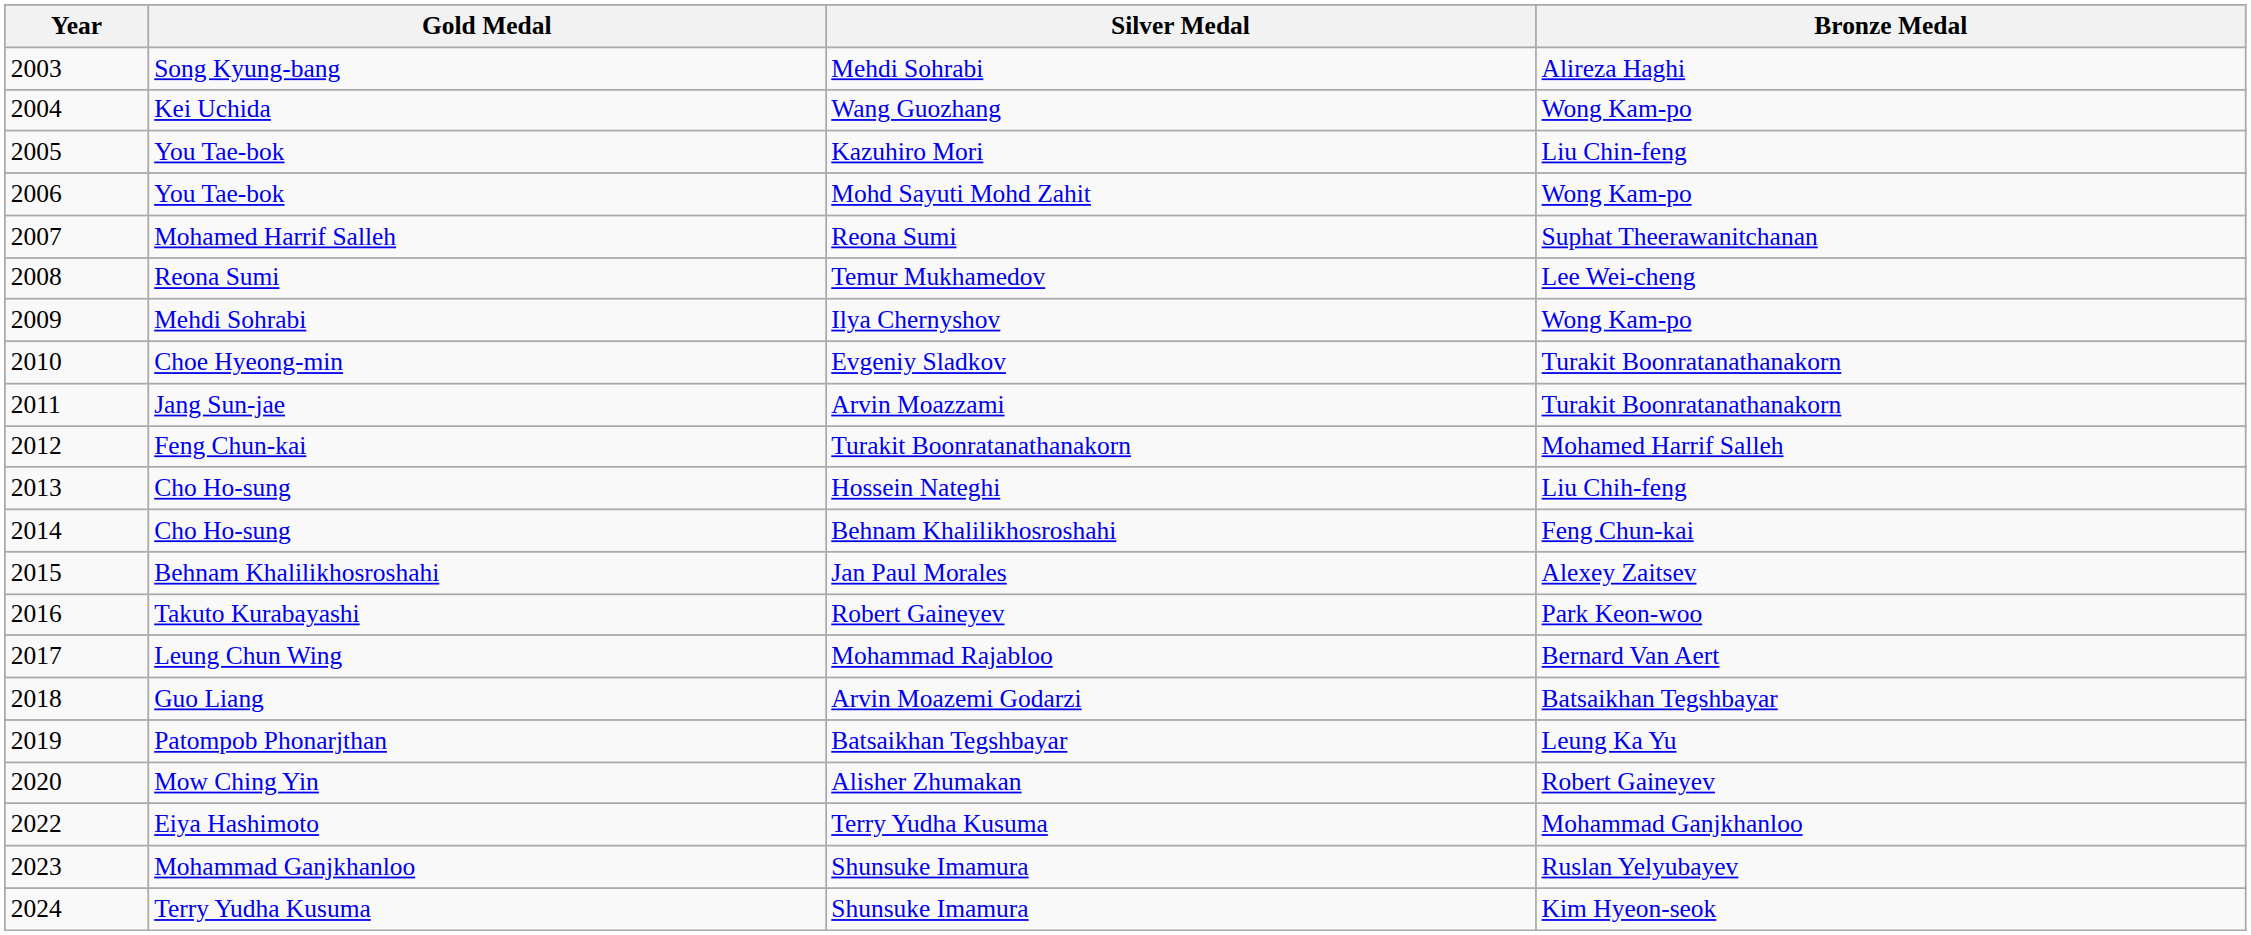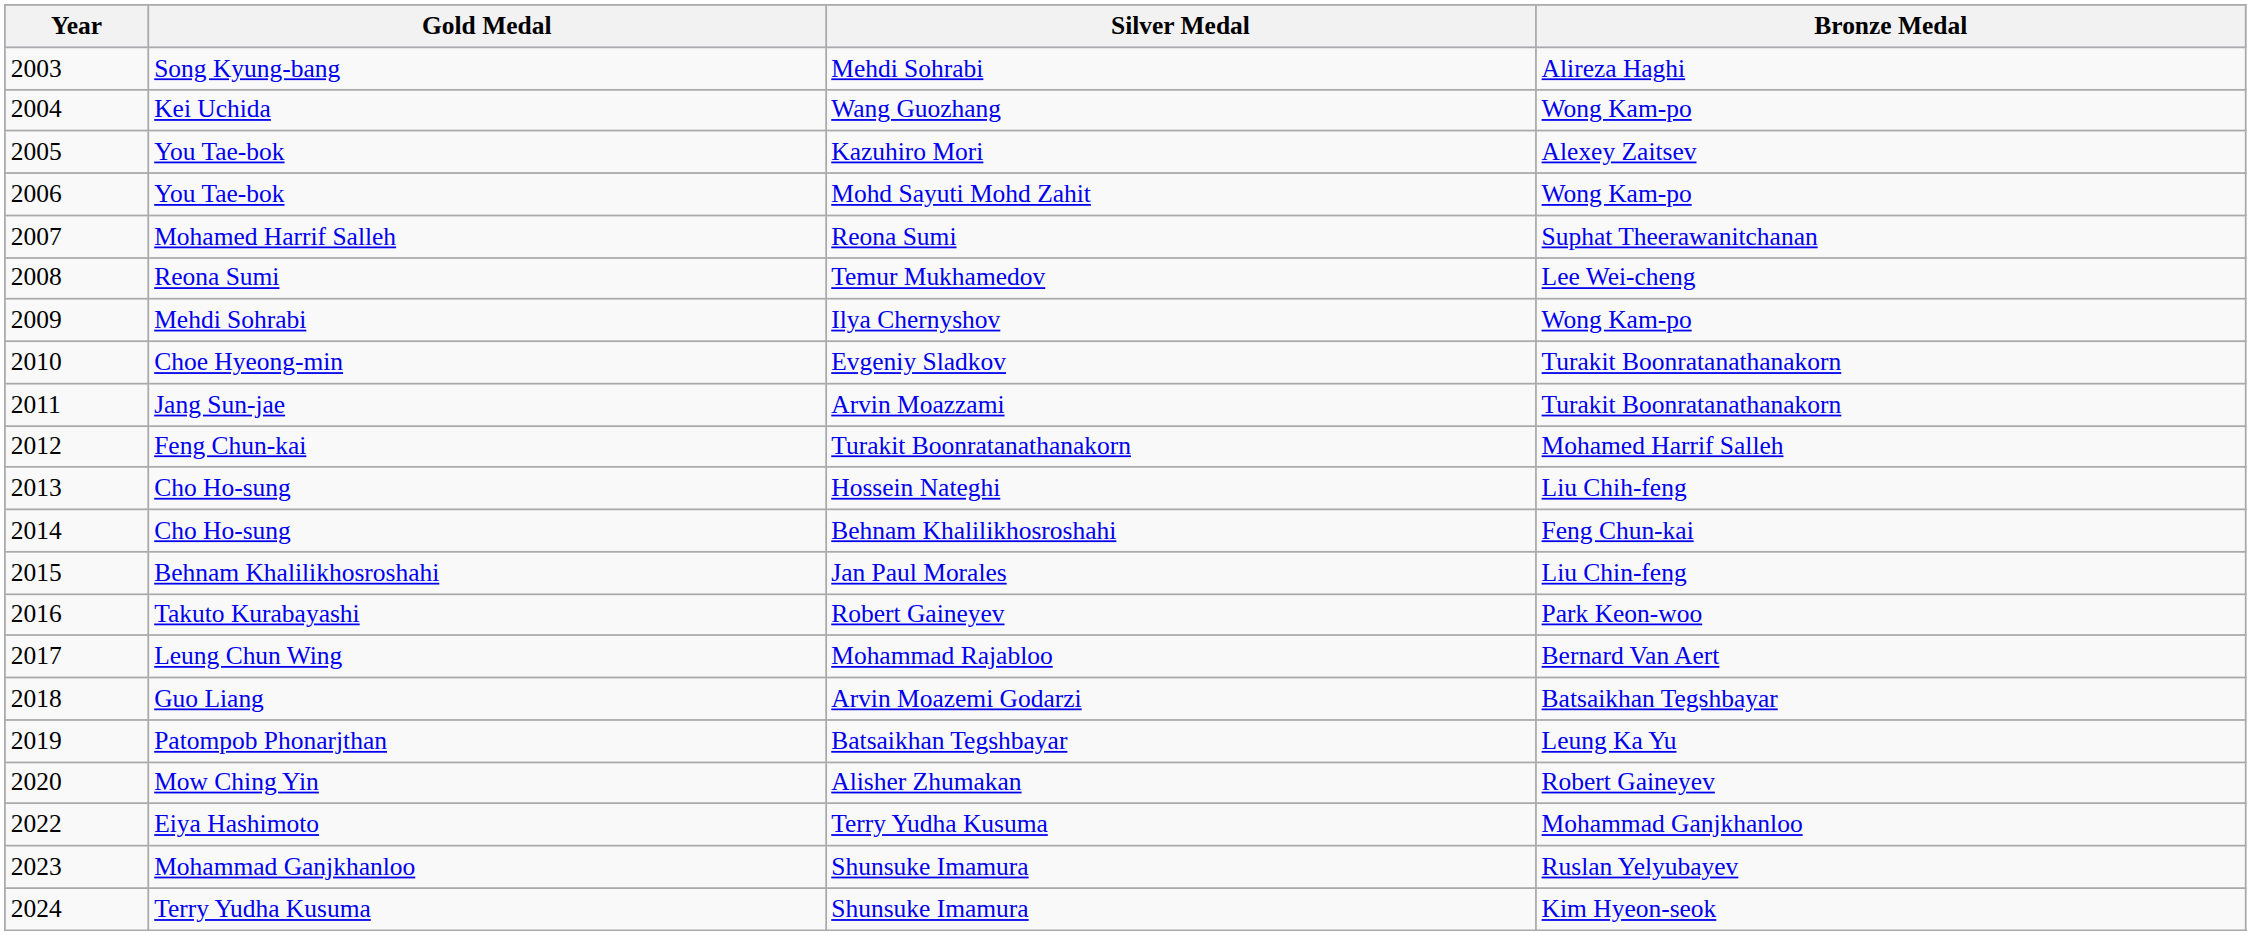(1614, 152) Liu Chin-feng -> (1619, 152) Alexey Zaitsev
(1619, 572) Alexey Zaitsev -> (1614, 572) Liu Chin-feng
